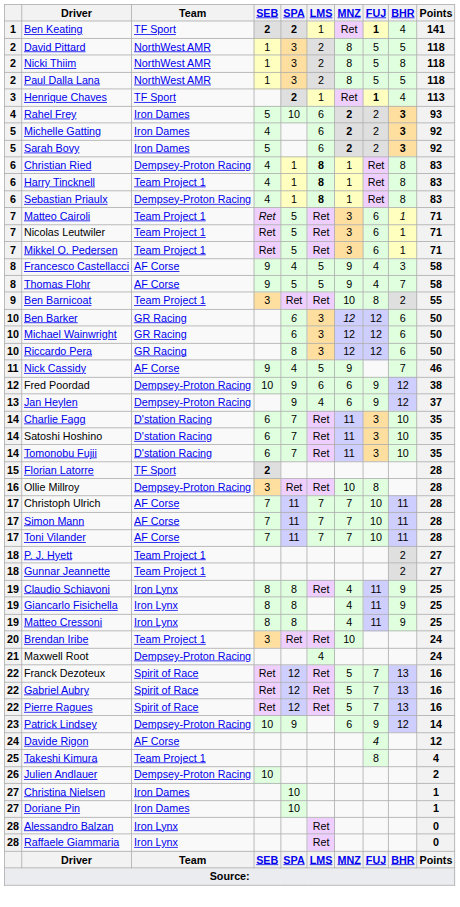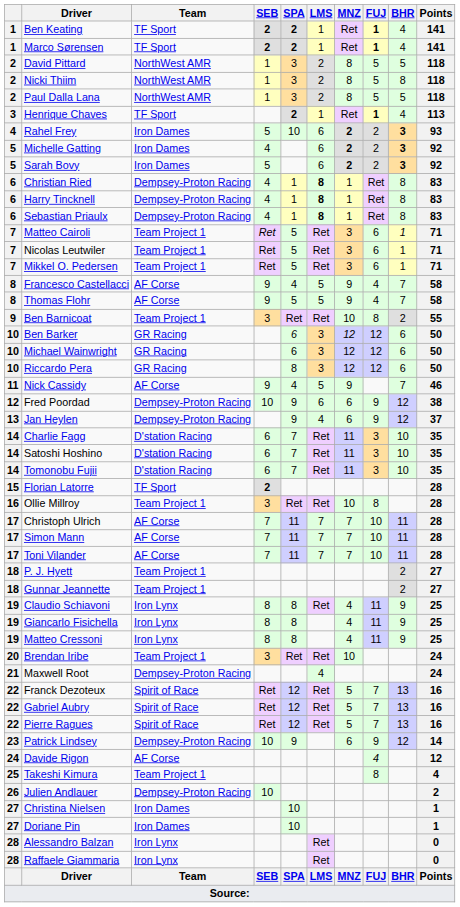+ row: (64, 46)
(170, 182) Team Project 1 -> (193, 199) Dempsey-Proton Racing
(403, 266) 3 -> (403, 283) 7
(193, 487) Dempsey-Proton Racing -> (170, 504) Team Project 1
